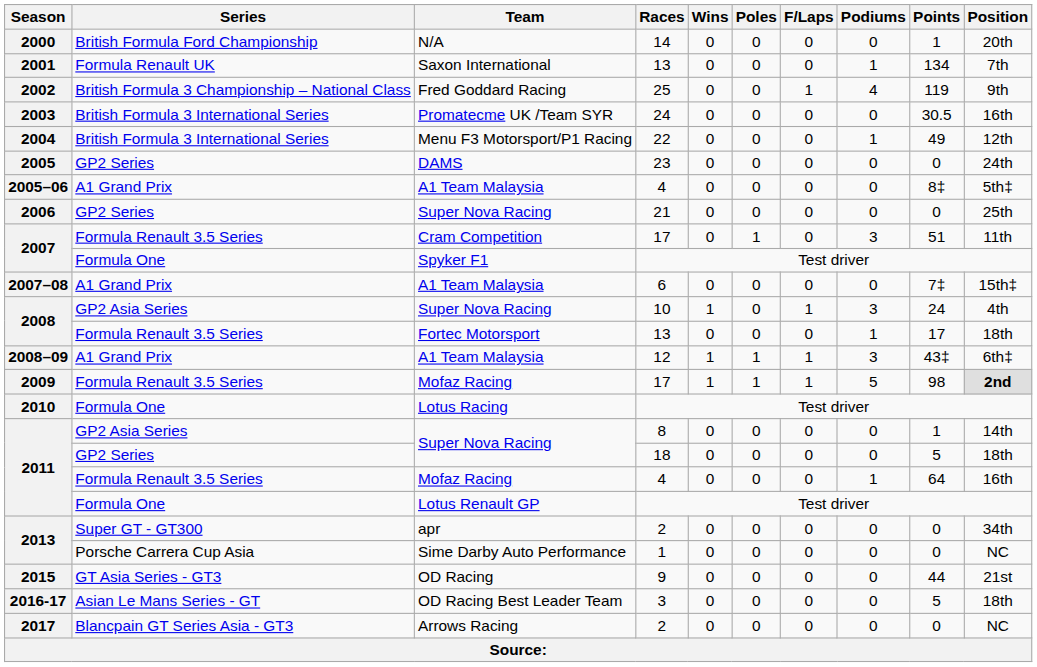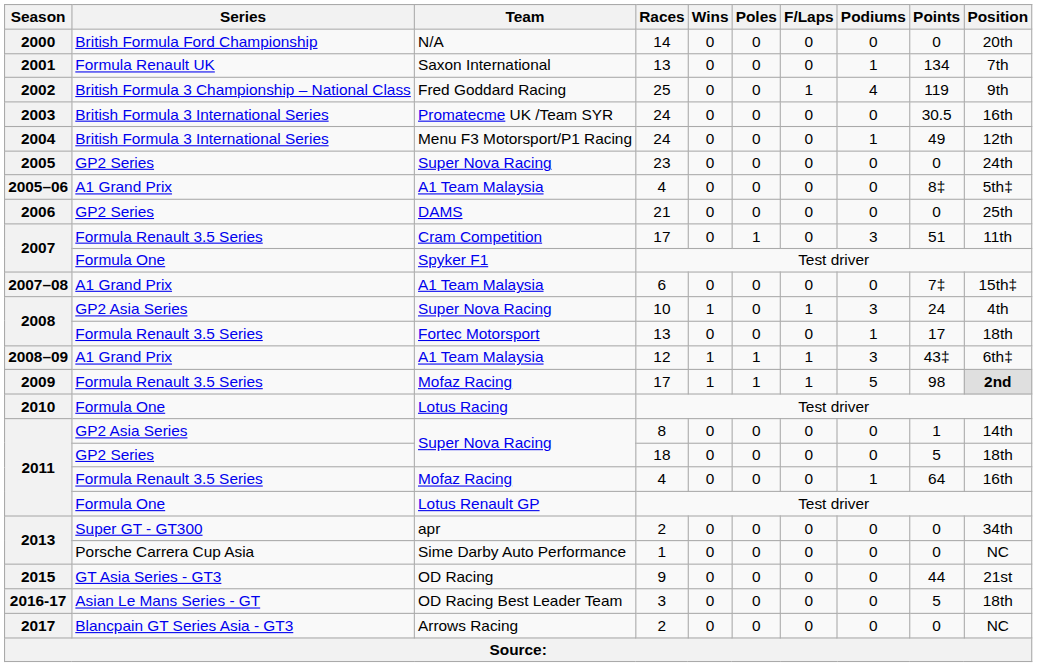(937, 41) 1 -> (937, 41) 0
(662, 139) 22 -> (662, 139) 24
(440, 163) DAMS -> (485, 163) Super Nova Racing
(485, 212) Super Nova Racing -> (440, 212) DAMS
